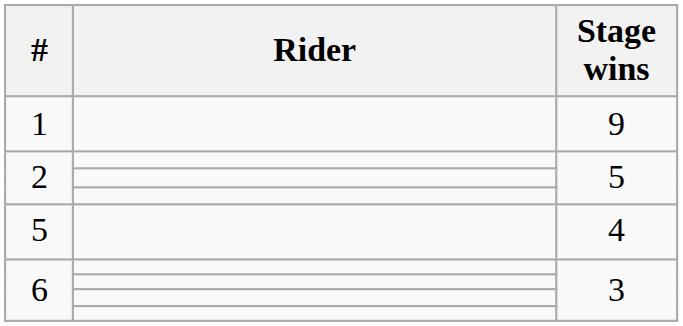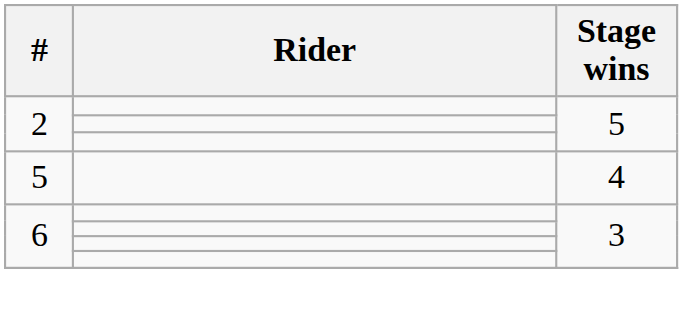- row: (39, 123)
